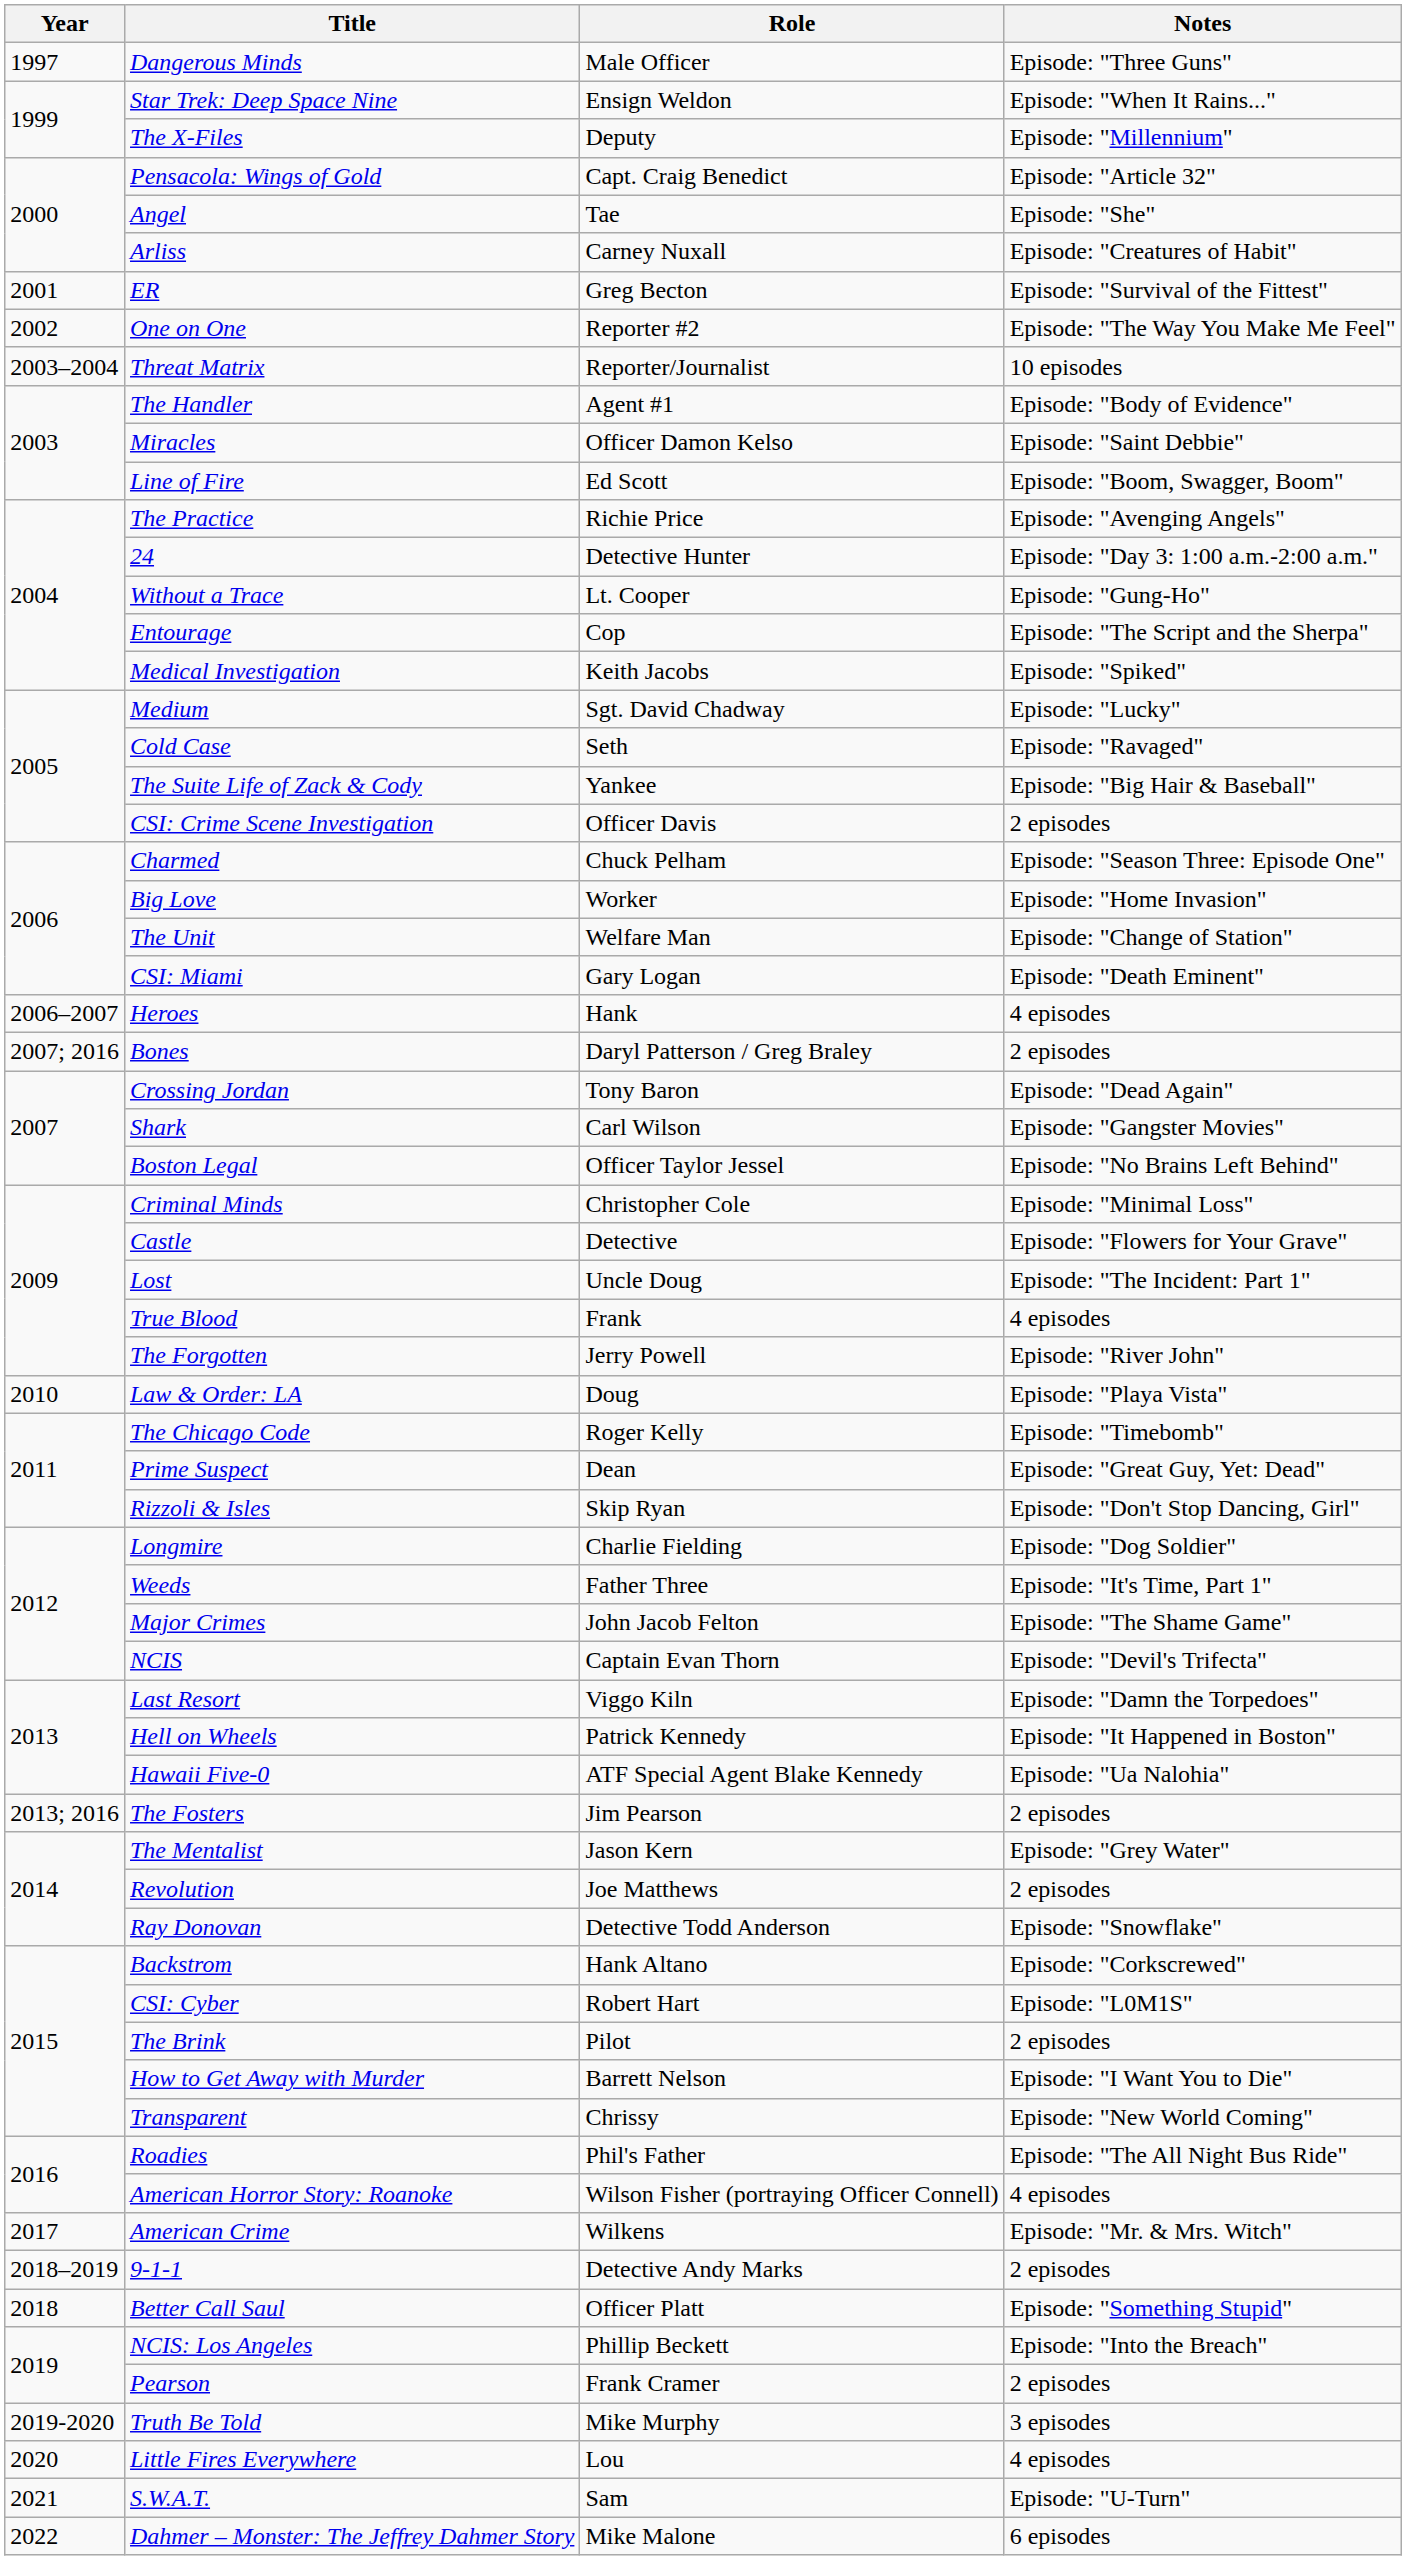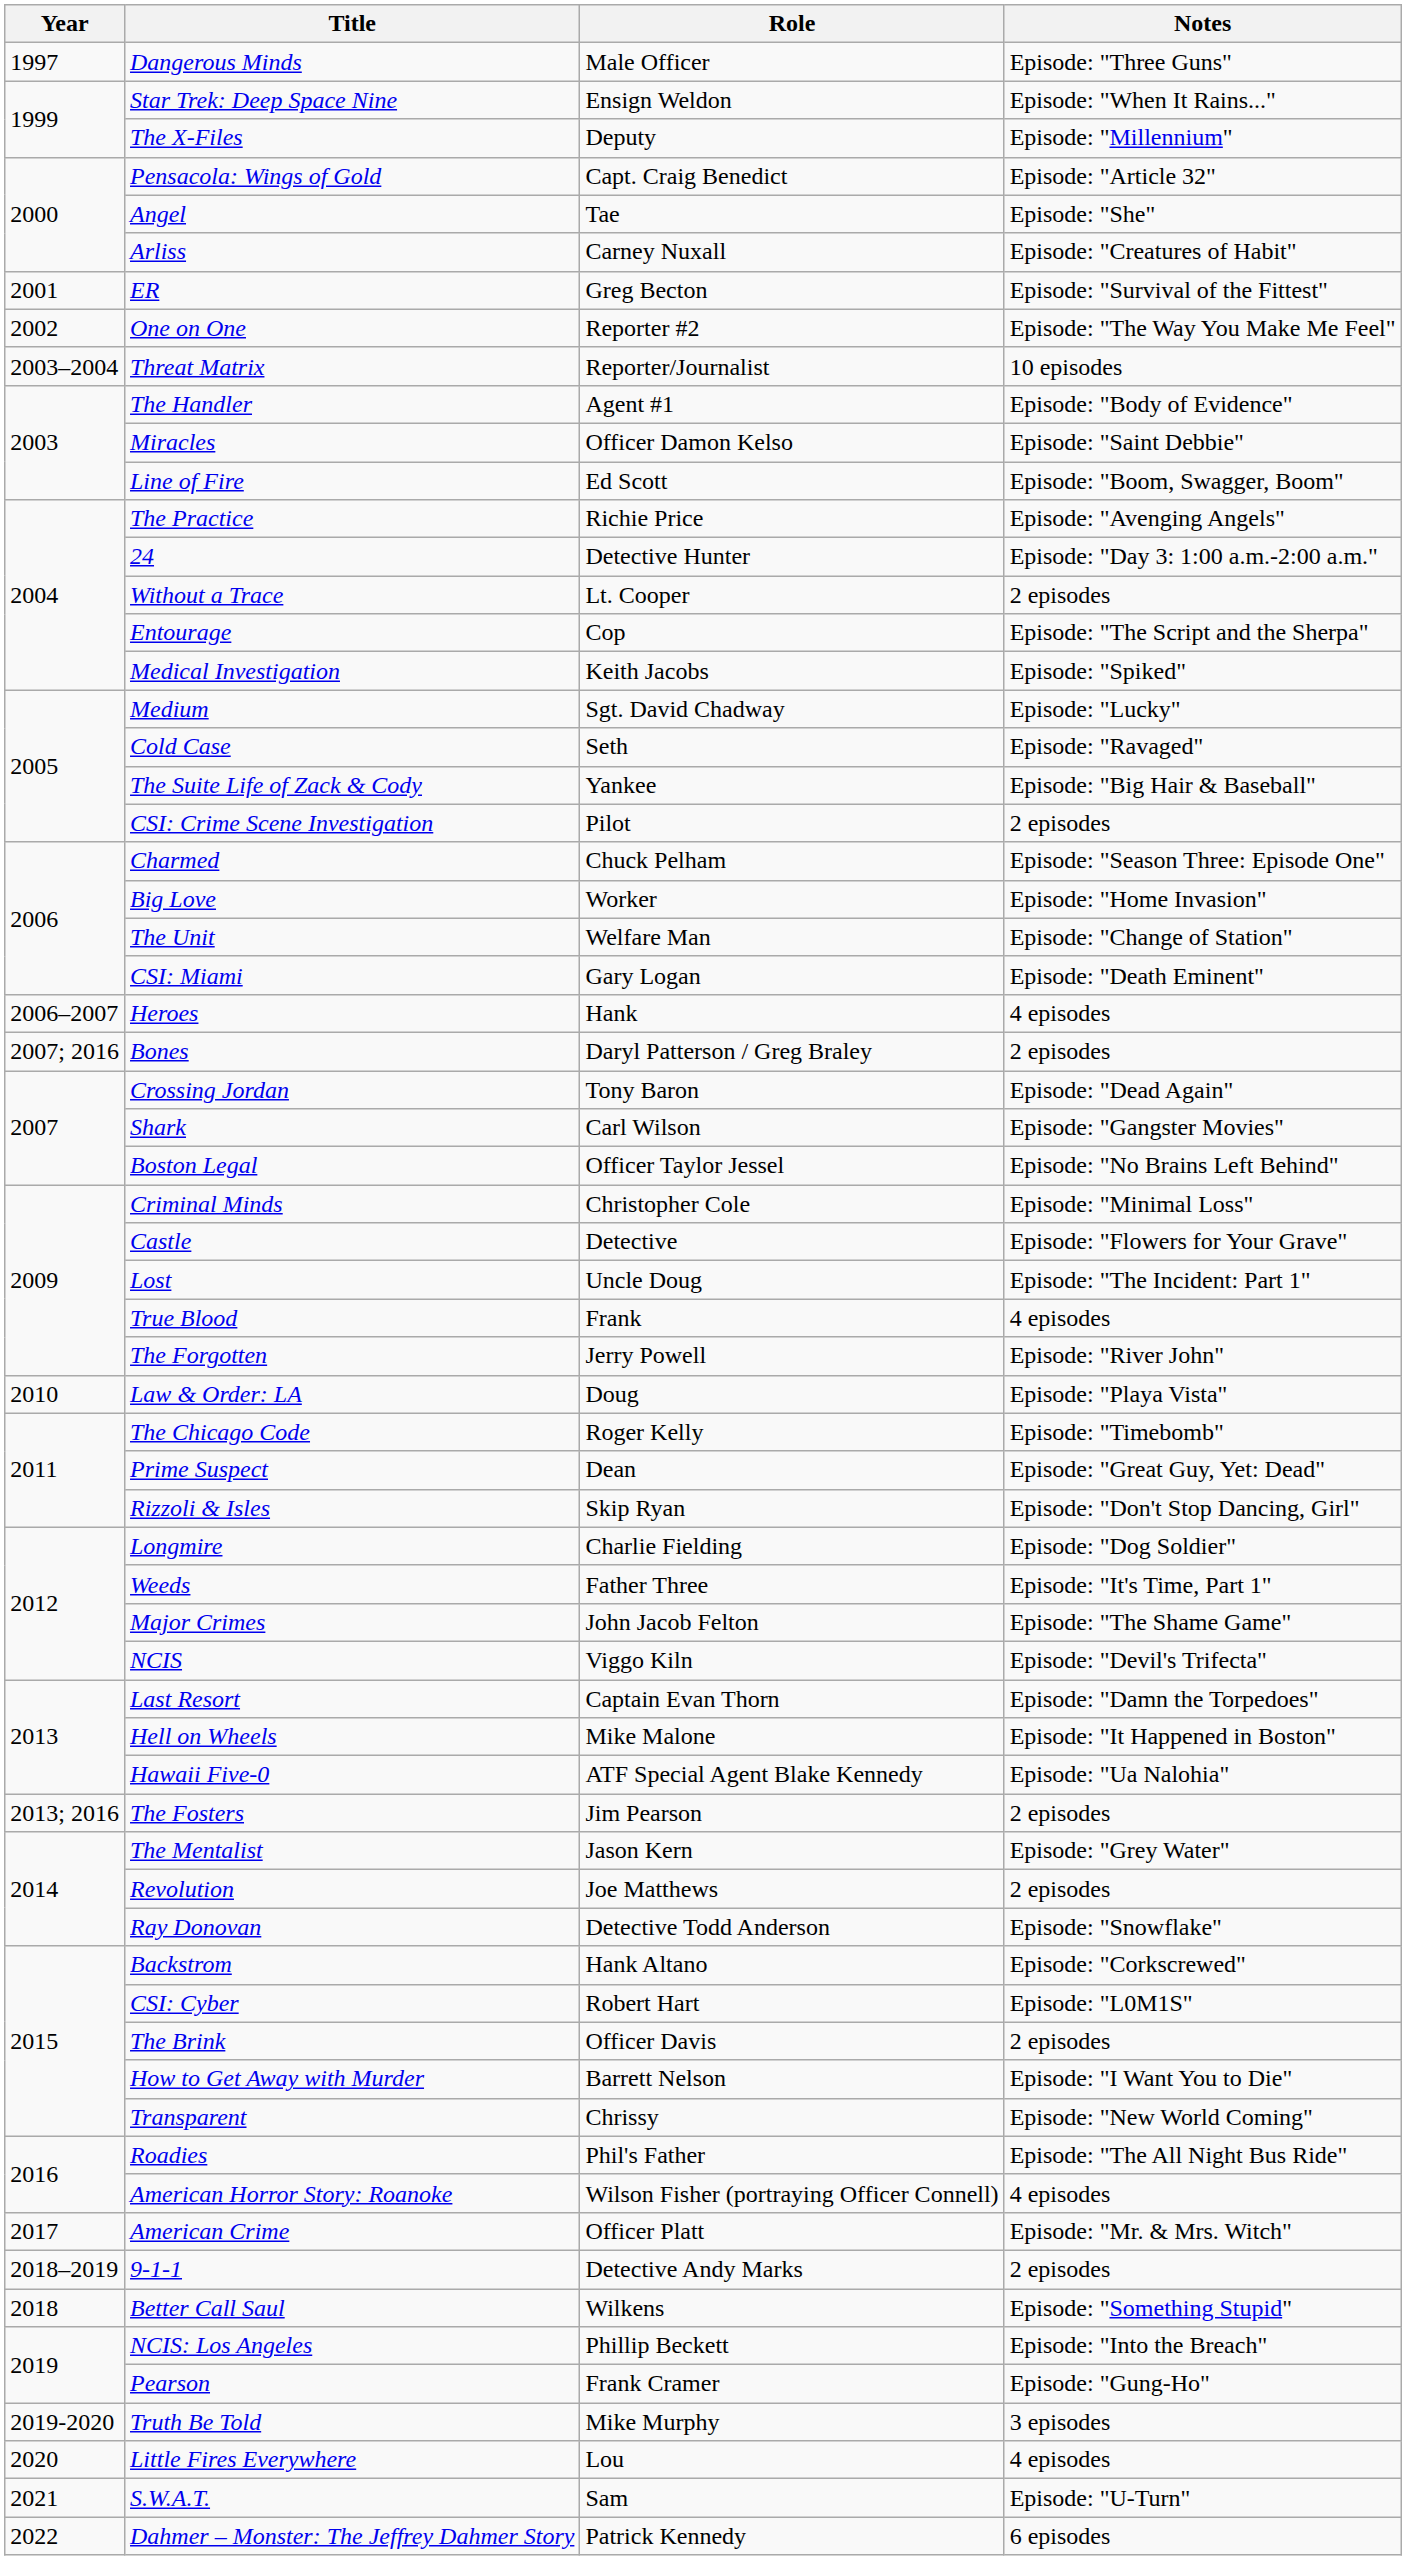(1110, 594) Episode: "Gung-Ho" -> (1060, 594) 2 episodes
(651, 822) Officer Davis -> (608, 822) Pilot
(683, 1660) Captain Evan Thorn -> (639, 1660) Viggo Kiln
(639, 1698) Viggo Kiln -> (683, 1698) Captain Evan Thorn
(666, 1736) Patrick Kennedy -> (650, 1736) Mike Malone
(608, 2040) Pilot -> (651, 2040) Officer Davis
(625, 2231) Wilkens -> (645, 2231) Officer Platt
(645, 2307) Officer Platt -> (625, 2307) Wilkens
(1060, 2383) 2 episodes -> (1110, 2383) Episode: "Gung-Ho"
(650, 2535) Mike Malone -> (666, 2535) Patrick Kennedy
